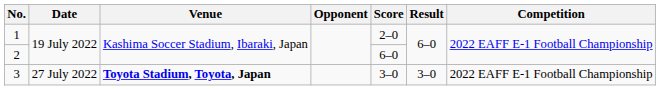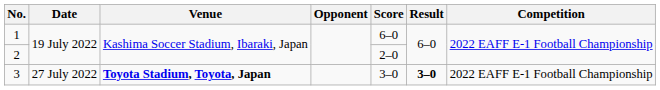(389, 34) 2–0 -> (389, 34) 6–0
(389, 54) 6–0 -> (389, 54) 2–0
(427, 74) normal -> (427, 74) bold
